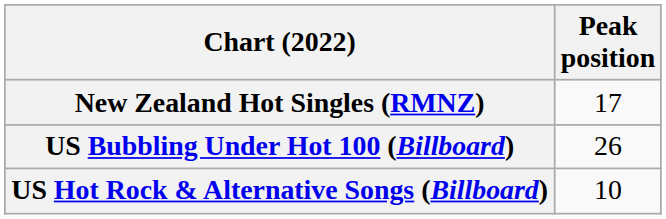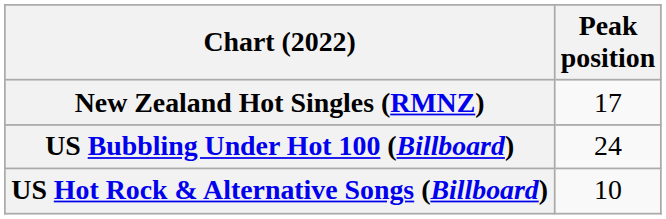(608, 146) 26 -> (608, 146) 24
